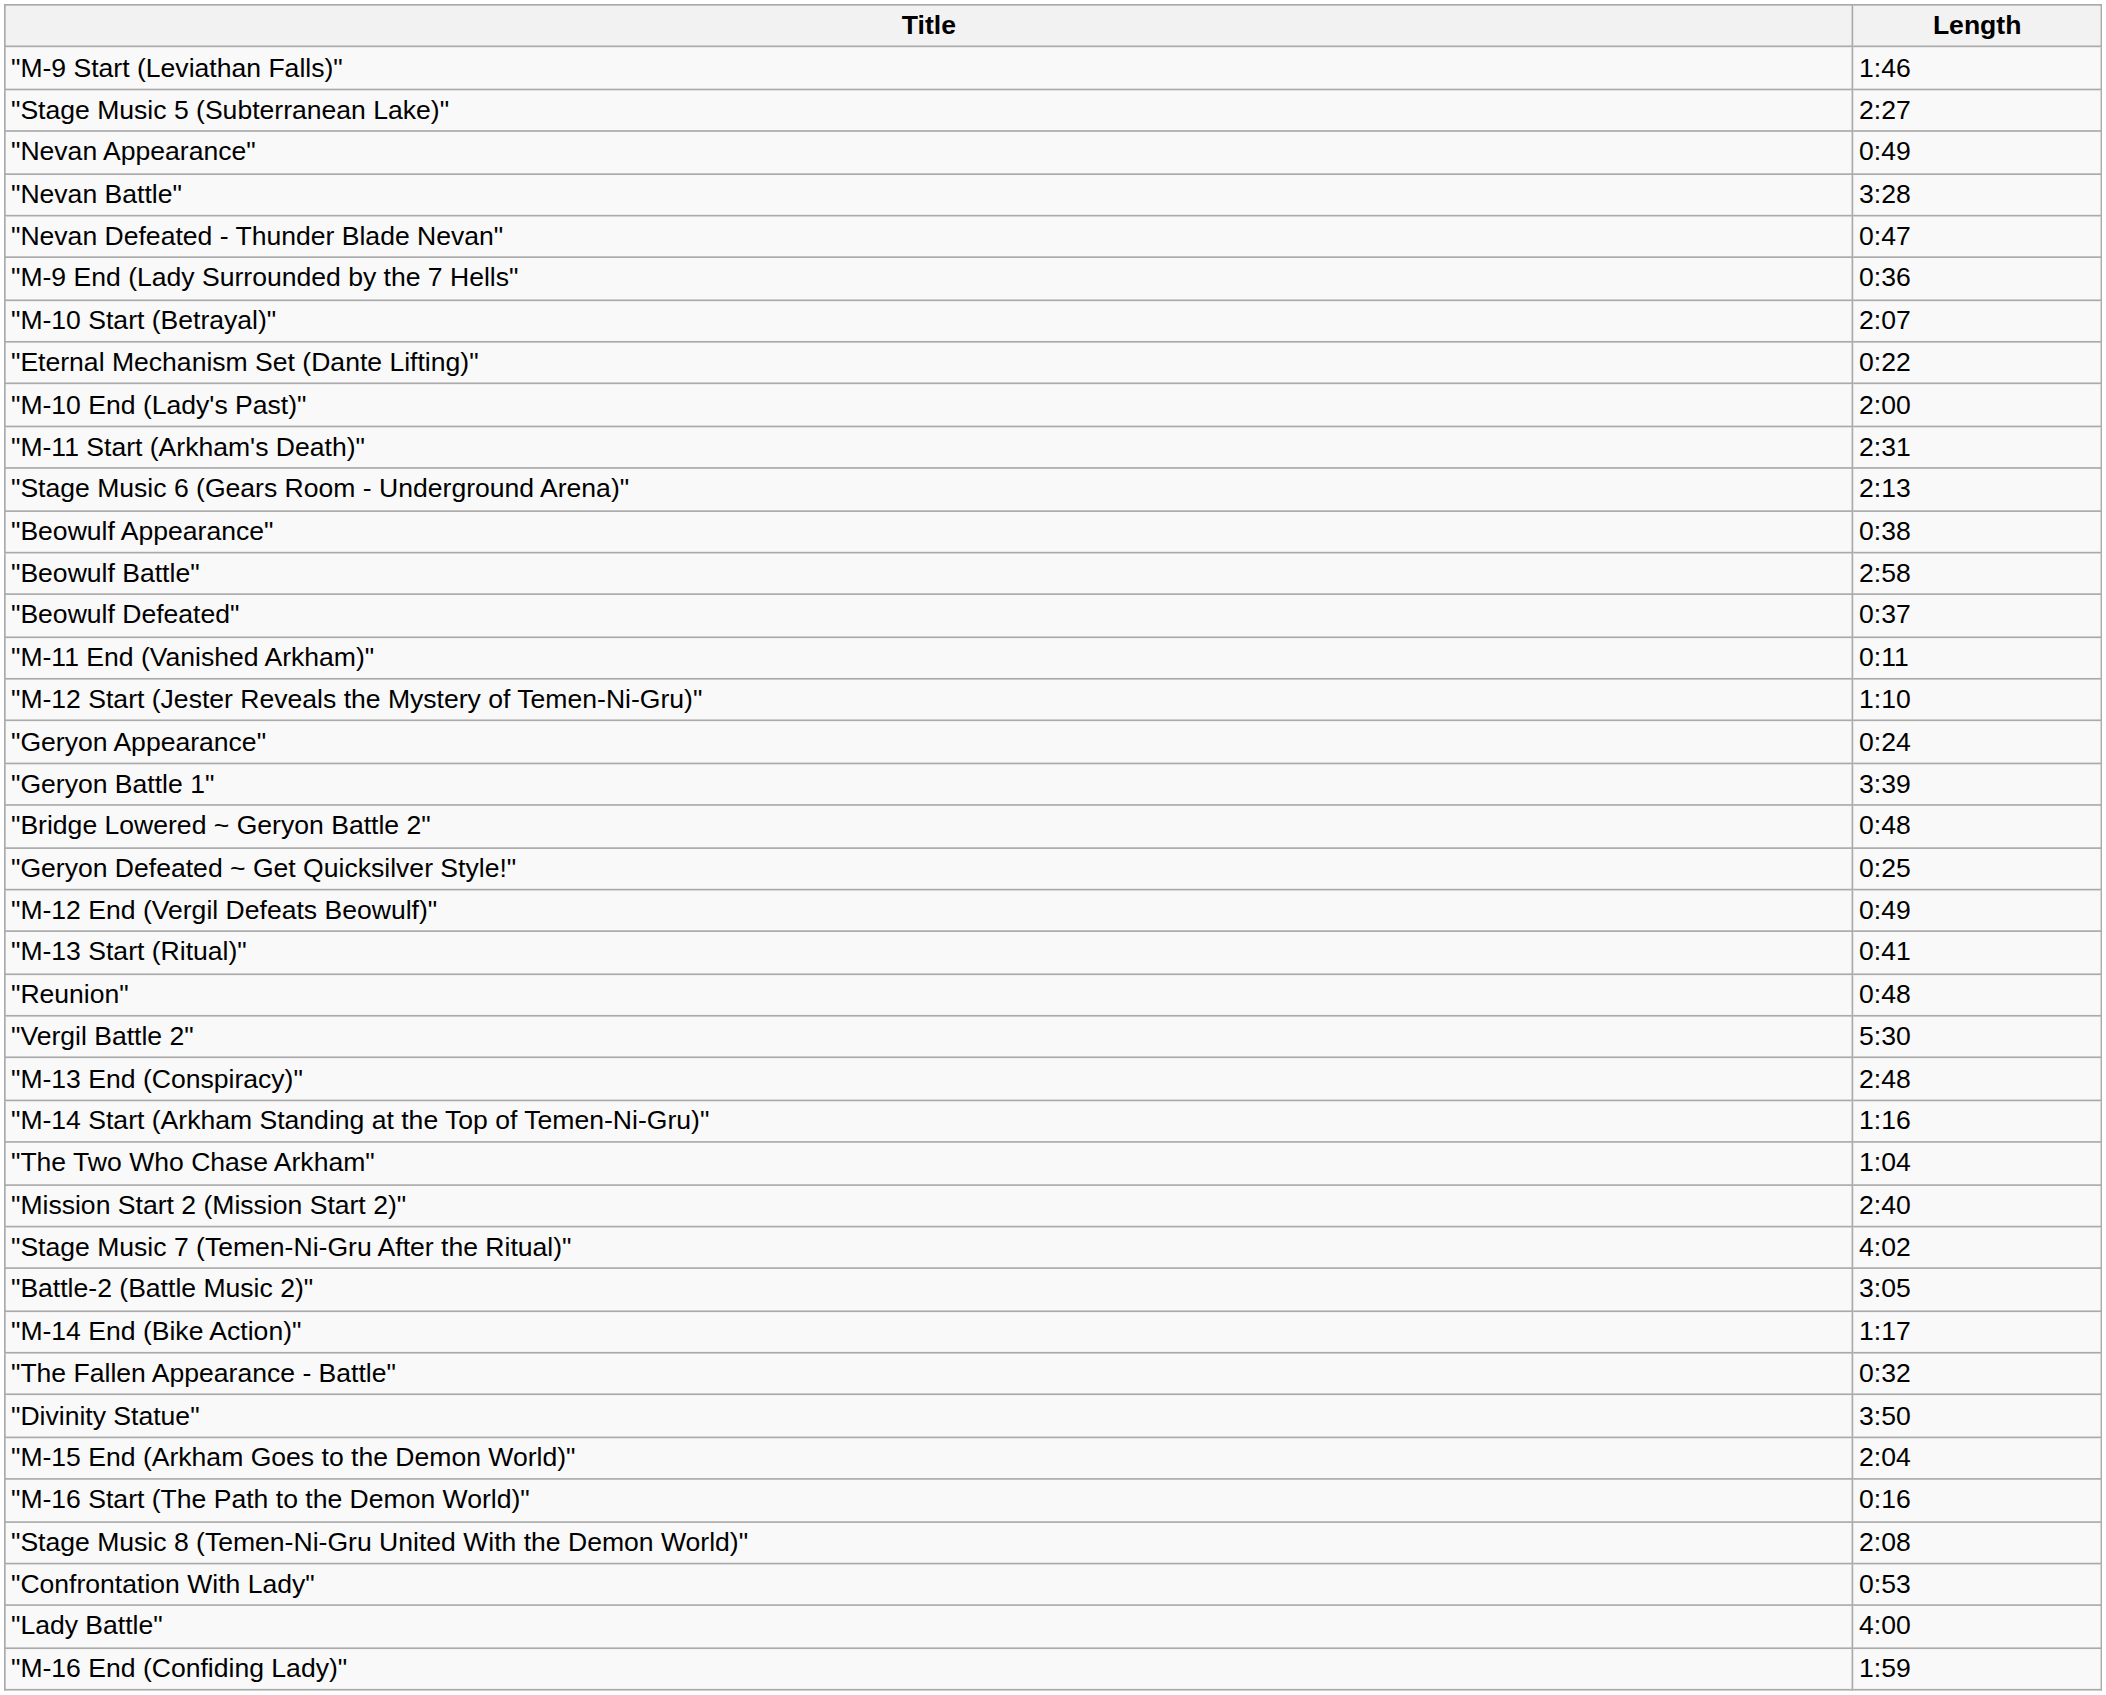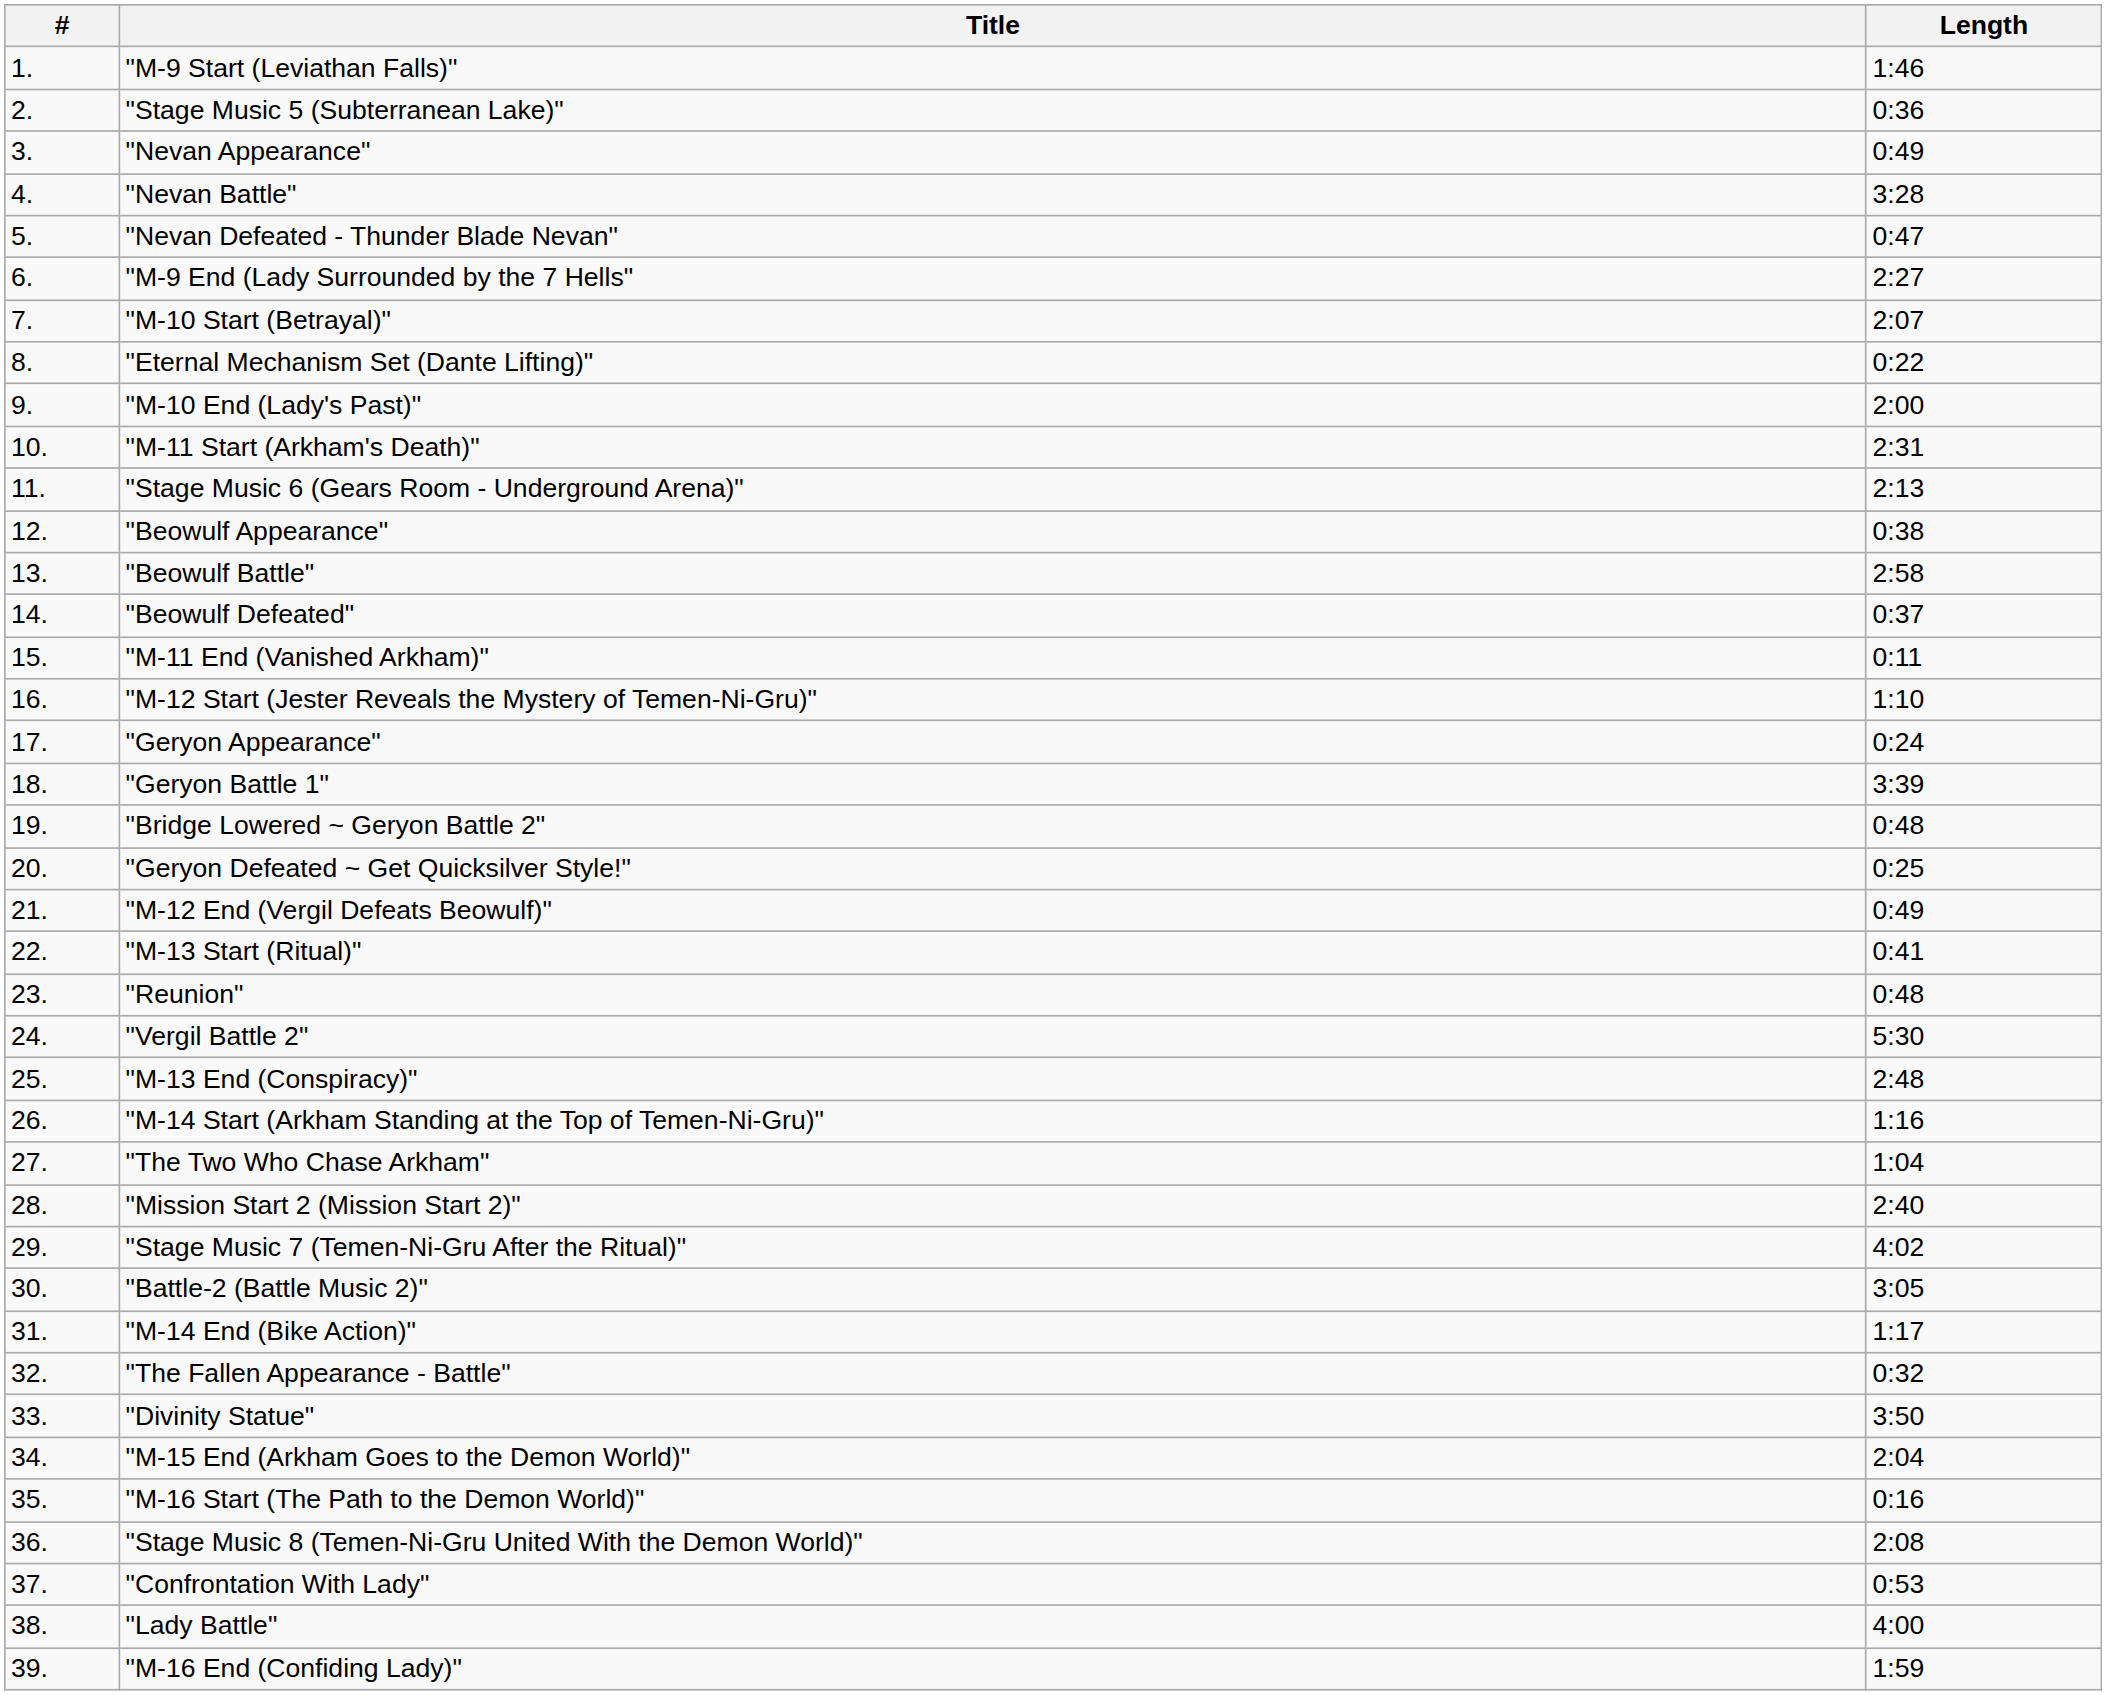+ column: (62, 25)
(1885, 109) 2:27 -> (1898, 109) 0:36
(1885, 278) 0:36 -> (1898, 278) 2:27
